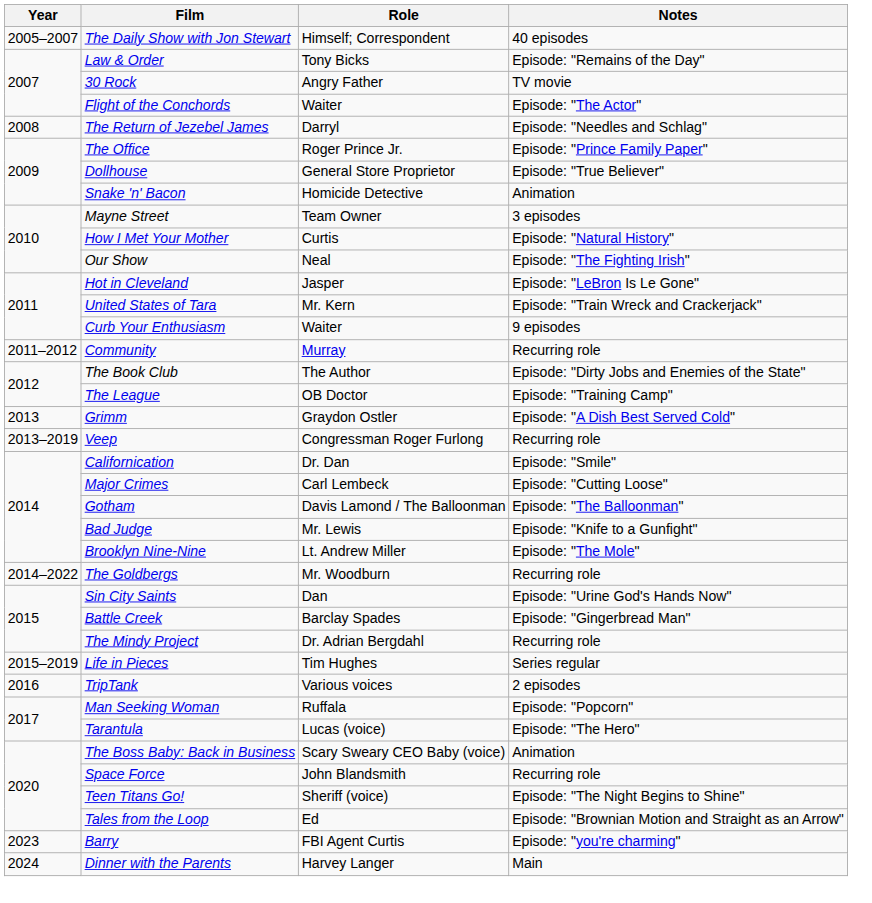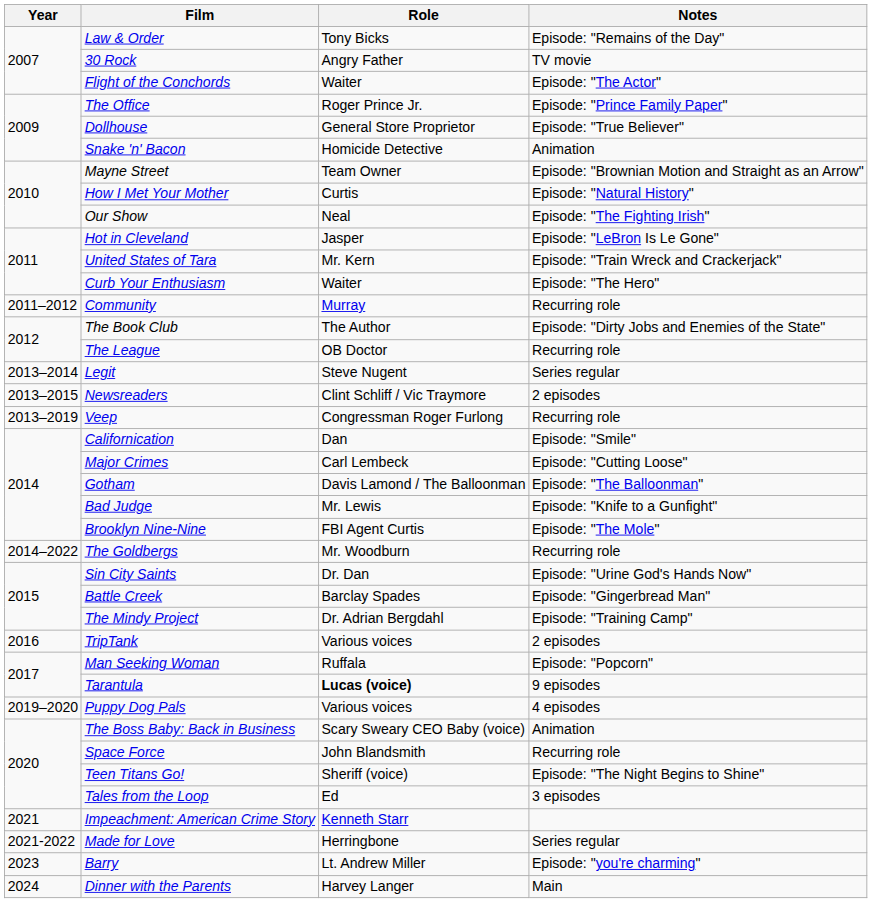- row: (188, 37)
- row: (177, 127)
(546, 216) 3 episodes -> (698, 171) Episode: "Brownian Motion and Straight as an Arrow"
(546, 328) 9 episodes -> (596, 283) Episode: "The Hero"
(592, 395) Episode: "Training Camp" -> (576, 350) Recurring role
- row: (106, 417)
+ row: (100, 372)
+ row: (126, 395)
(326, 462) Dr. Dan -> (334, 439) Dan
(354, 551) Lt. Andrew Miller -> (373, 529) FBI Agent Curtis
(315, 596) Dan -> (345, 573) Dr. Dan
(556, 640) Recurring role -> (612, 618) Episode: "Training Camp"
- row: (127, 663)
(344, 730) normal -> (366, 685) bold
(576, 730) Episode: "The Hero" -> (566, 685) 9 episodes
+ row: (135, 707)
(678, 819) Episode: "Brownian Motion and Straight as an Arrow" -> (566, 797) 3 episodes
+ row: (200, 819)
+ row: (130, 841)
(353, 841) FBI Agent Curtis -> (373, 864) Lt. Andrew Miller
